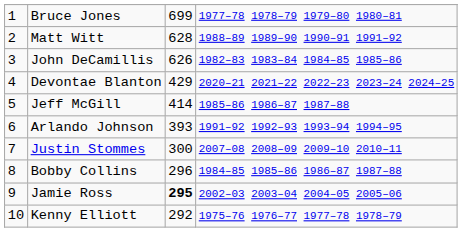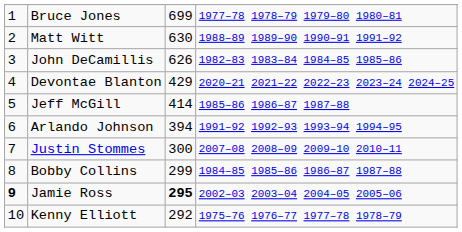(181, 38) 628 -> (181, 38) 630
(181, 127) 393 -> (181, 127) 394
(181, 171) 296 -> (181, 171) 299
(12, 194) normal -> (12, 194) bold
